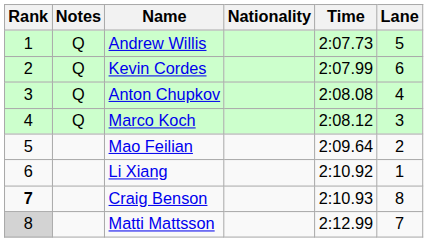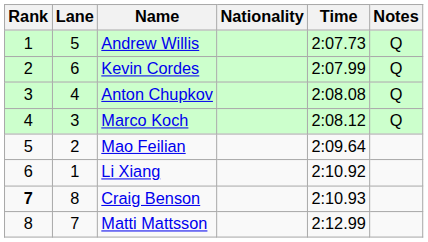columns swapped: (400, 17) <-> (78, 17)
(28, 224) lightgrey background -> (28, 224) no background
